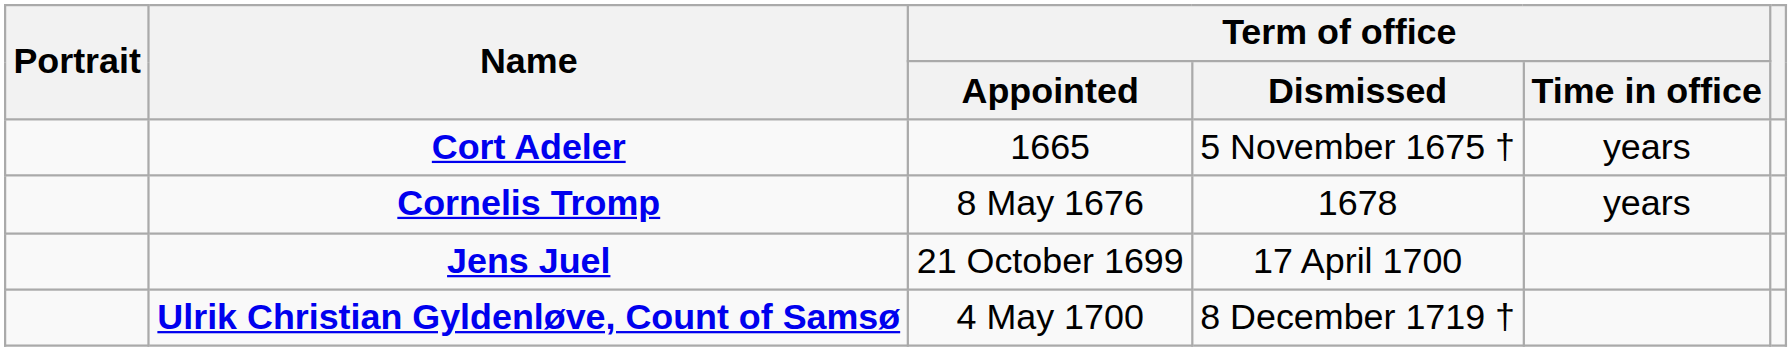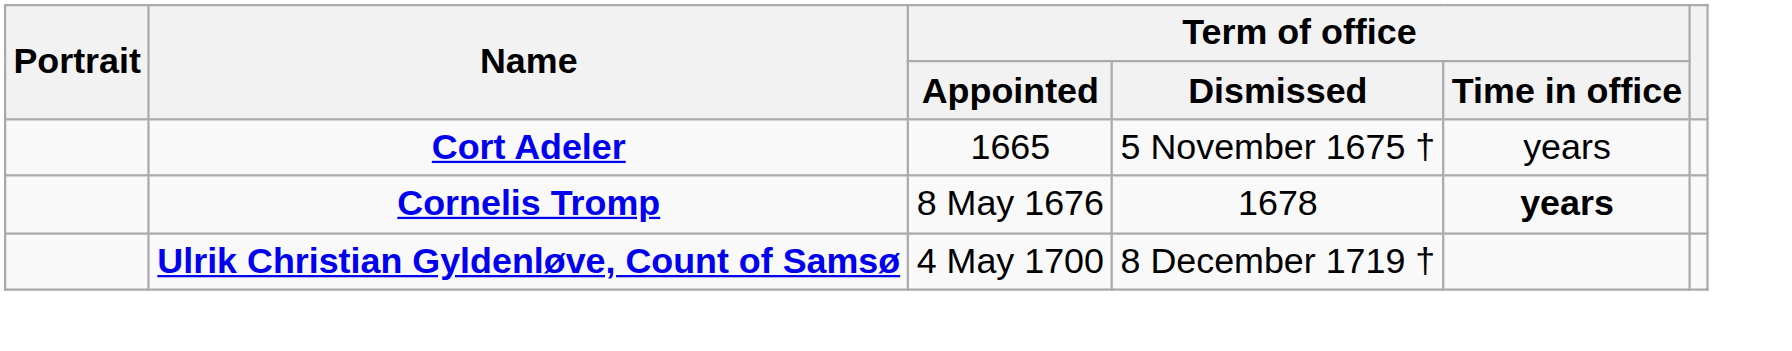(1647, 203) normal -> (1567, 203) bold
- row: (529, 260)
